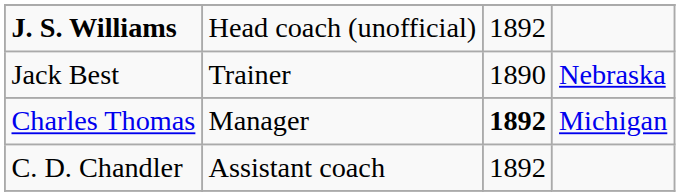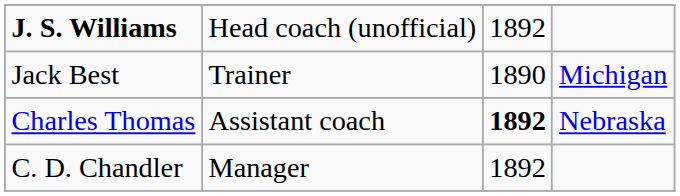(612, 74) Nebraska -> (613, 74) Michigan
(259, 121) Manager -> (297, 121) Assistant coach
(613, 121) Michigan -> (612, 121) Nebraska
(297, 167) Assistant coach -> (259, 167) Manager
